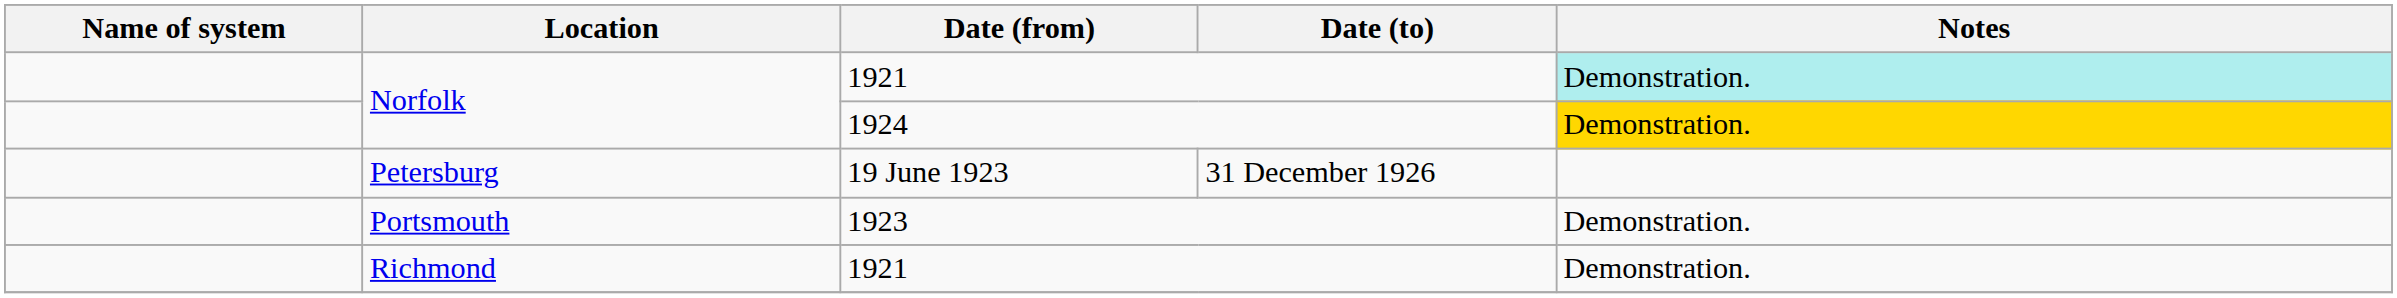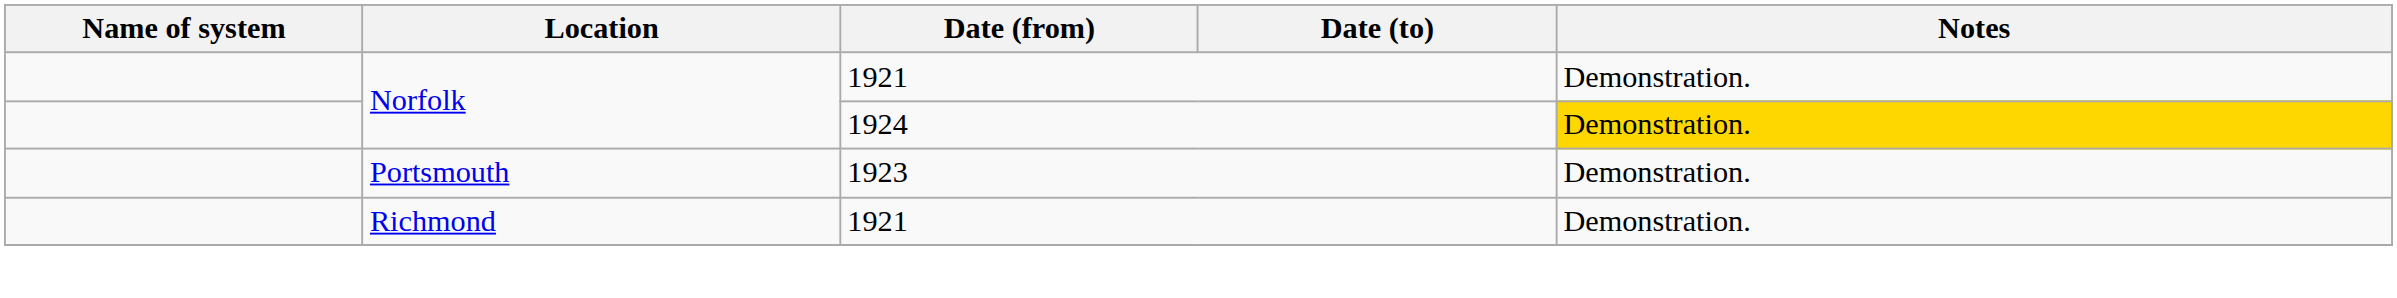(1657, 76) paleturquoise background -> (1657, 76) no background
- row: (434, 172)
